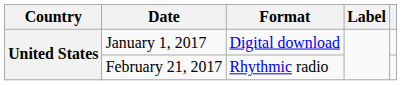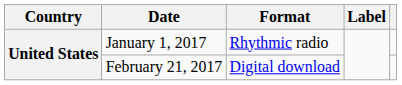(285, 42) Digital download -> (279, 42) Rhythmic radio
(279, 67) Rhythmic radio -> (285, 67) Digital download
